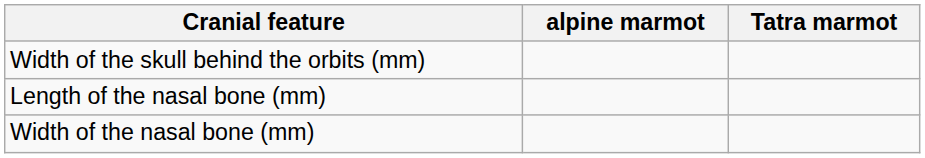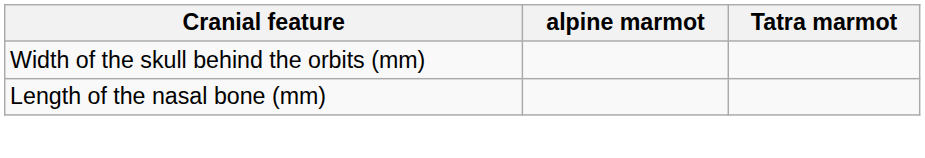- row: (162, 133)
